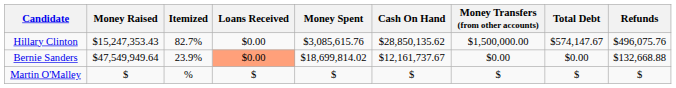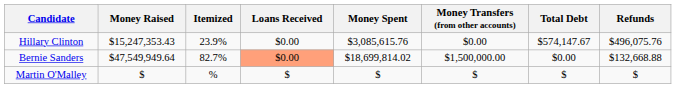- column: (412, 18)
(188, 41) 82.7% -> (213, 41) 23.9%
(498, 41) $1,500,000.00 -> (475, 41) $0.00
(188, 58) 23.9% -> (213, 58) 82.7%
(498, 58) $0.00 -> (475, 58) $1,500,000.00
